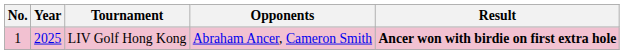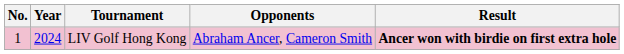(48, 38) 2025 -> (48, 38) 2024
